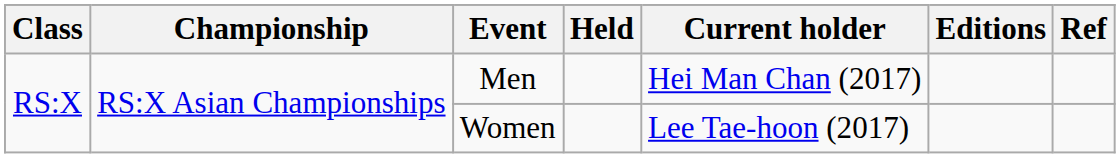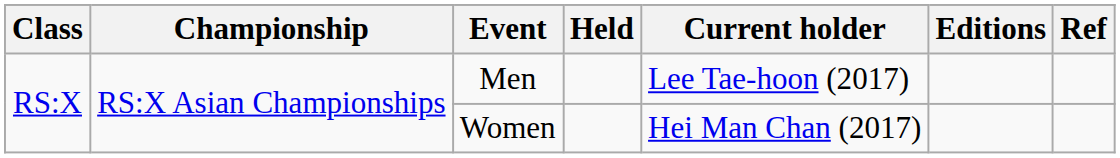(785, 78) Hei Man Chan (2017) -> (779, 78) Lee Tae-hoon (2017)
(779, 127) Lee Tae-hoon (2017) -> (785, 127) Hei Man Chan (2017)
